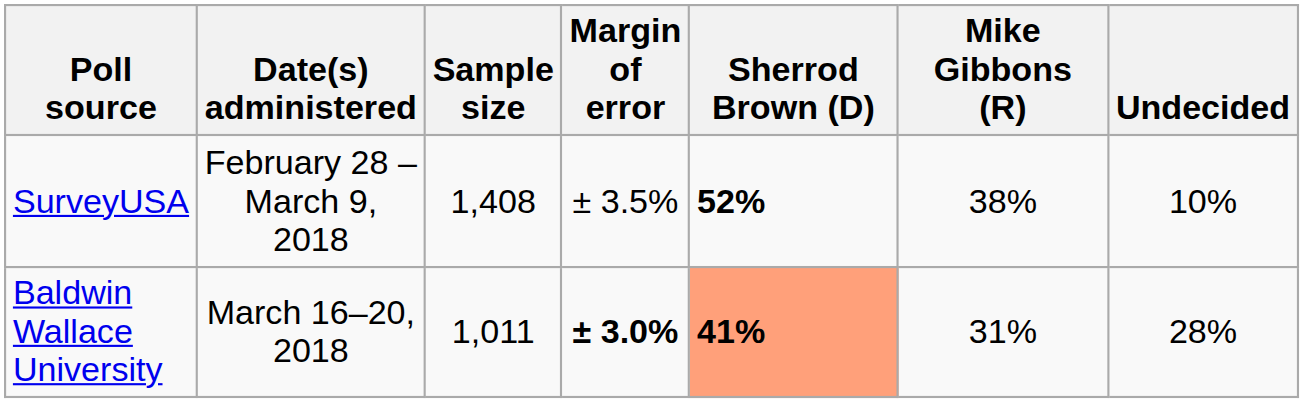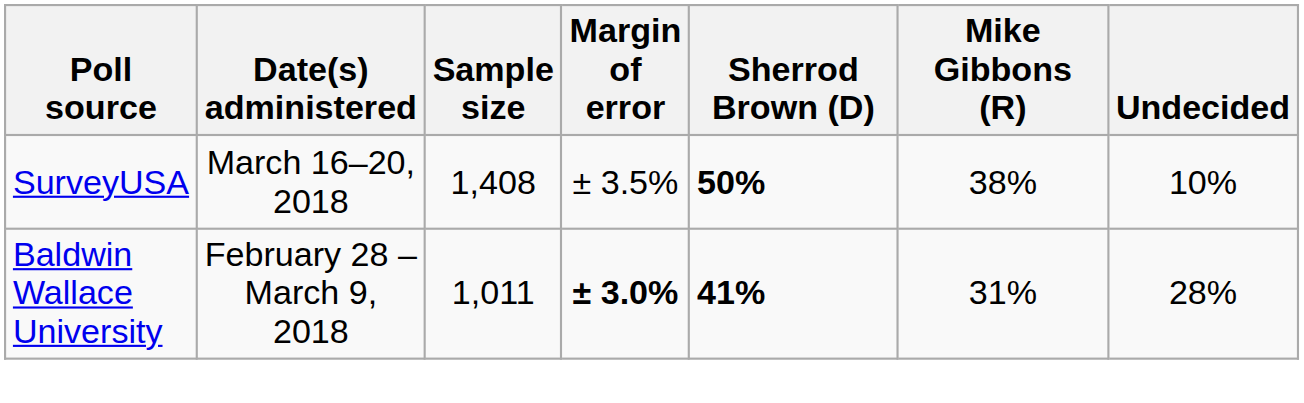(311, 200) February 28 – March 9, 2018 -> (311, 181) March 16–20, 2018
(731, 200) 52% -> (731, 181) 50%
(311, 331) March 16–20, 2018 -> (311, 292) February 28 – March 9, 2018
(731, 331) lightsalmon background -> (731, 292) no background
